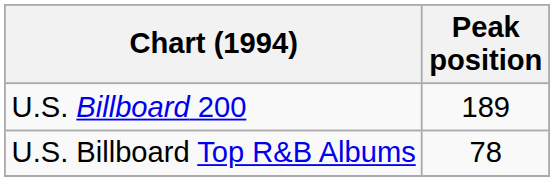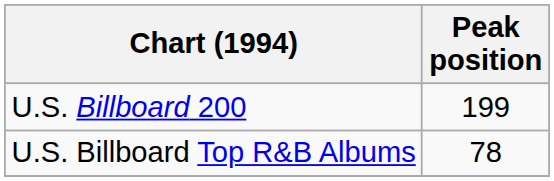(486, 106) 189 -> (486, 106) 199
